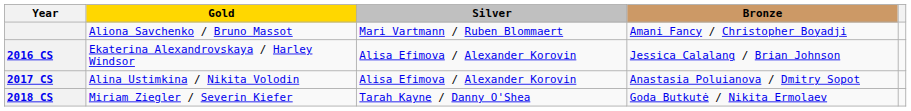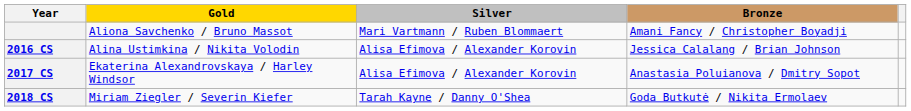(201, 55) Ekaterina Alexandrovskaya / Harley Windsor -> (194, 49) Alina Ustimkina / Nikita Volodin
(194, 79) Alina Ustimkina / Nikita Volodin -> (201, 73) Ekaterina Alexandrovskaya / Harley Windsor
